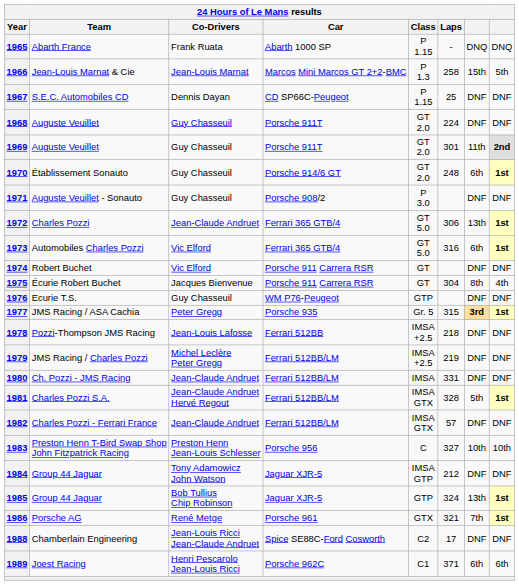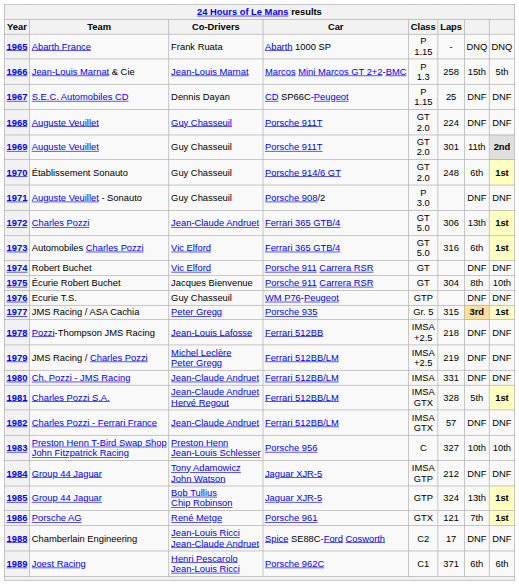(502, 283) 4th -> (502, 283) 10th
(451, 519) 321 -> (451, 519) 121
